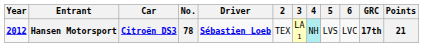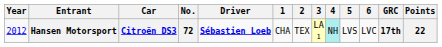+ column: (283, 11)
(17, 30) bold -> (17, 30) normal
(188, 30) 78 -> (188, 30) 72
(401, 30) 21 -> (420, 30) 22
